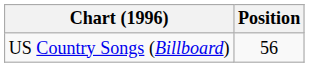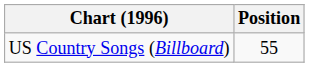(269, 47) 56 -> (269, 47) 55
